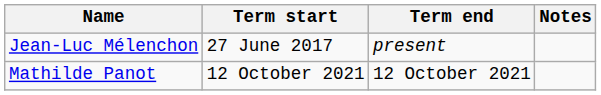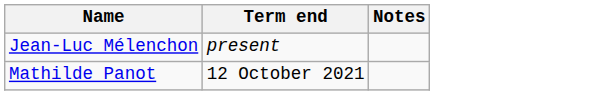- column: (286, 19)
